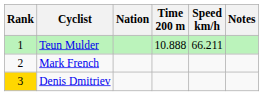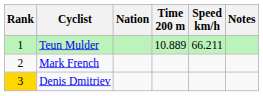(170, 44) 10.888 -> (170, 44) 10.889
